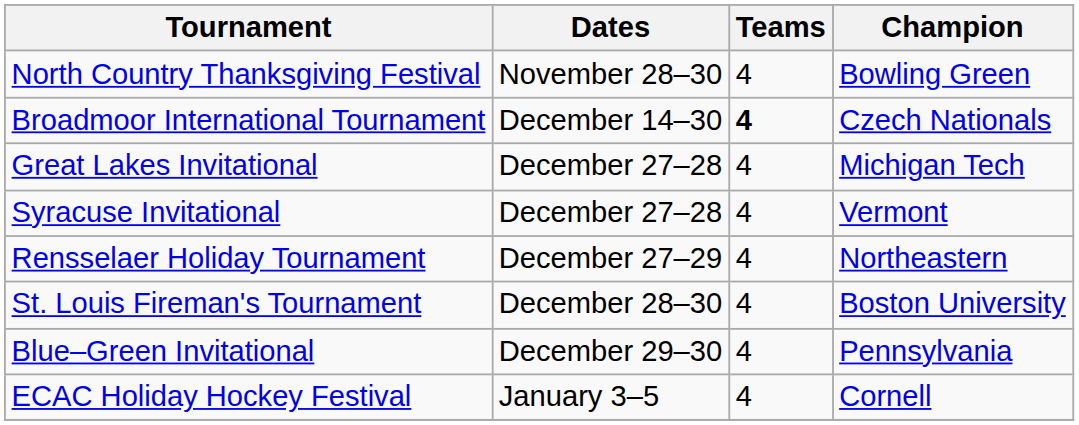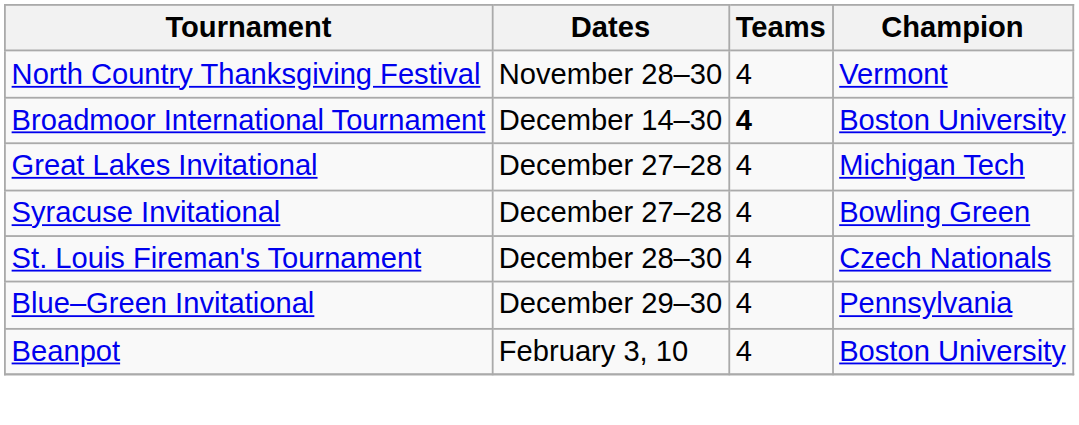(935, 73) Bowling Green -> (893, 73) Vermont
(945, 119) Czech Nationals -> (952, 119) Boston University
(893, 212) Vermont -> (935, 212) Bowling Green
- row: (219, 258)
(952, 304) Boston University -> (945, 258) Czech Nationals
- row: (211, 397)
+ row: (66, 350)
